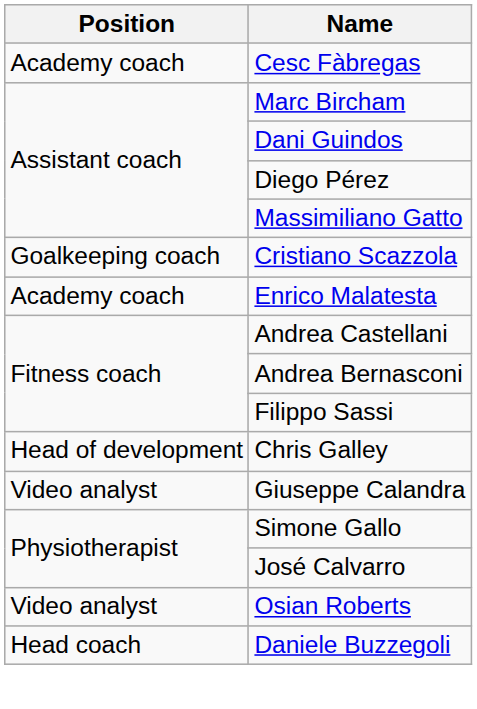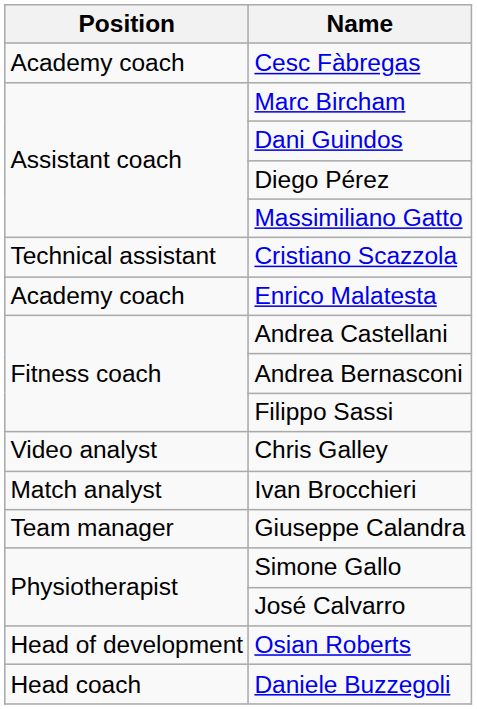(115, 256) Goalkeeping coach -> (113, 256) Technical assistant
(127, 450) Head of development -> (84, 450) Video analyst
+ row: (335, 489)
(84, 489) Video analyst -> (92, 528) Team manager
(84, 606) Video analyst -> (127, 645) Head of development
